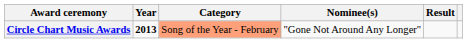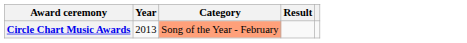- column: (352, 12)
(146, 29) bold -> (146, 29) normal
